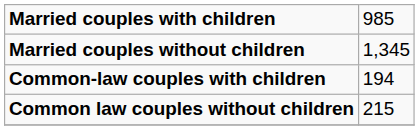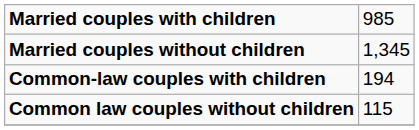(379, 109) 215 -> (378, 109) 115
